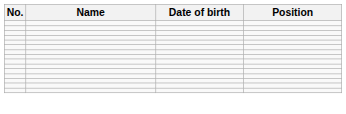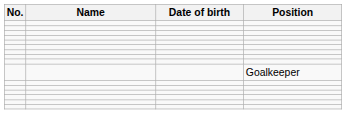+ row: (15, 72)
